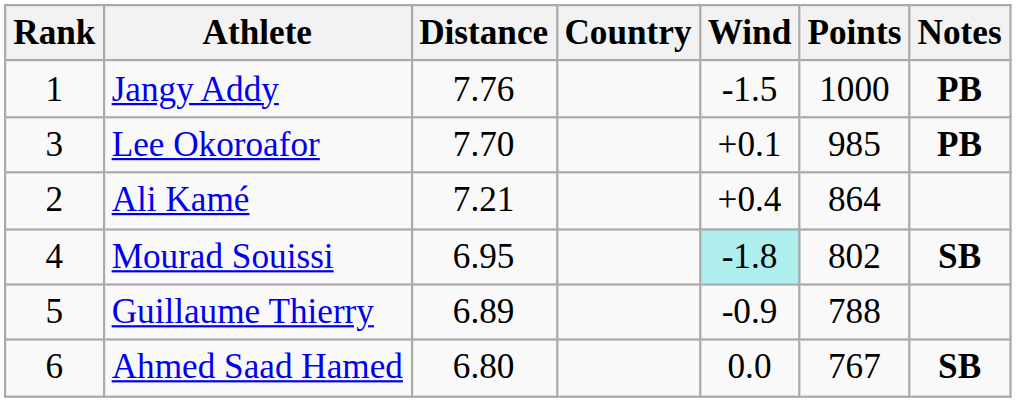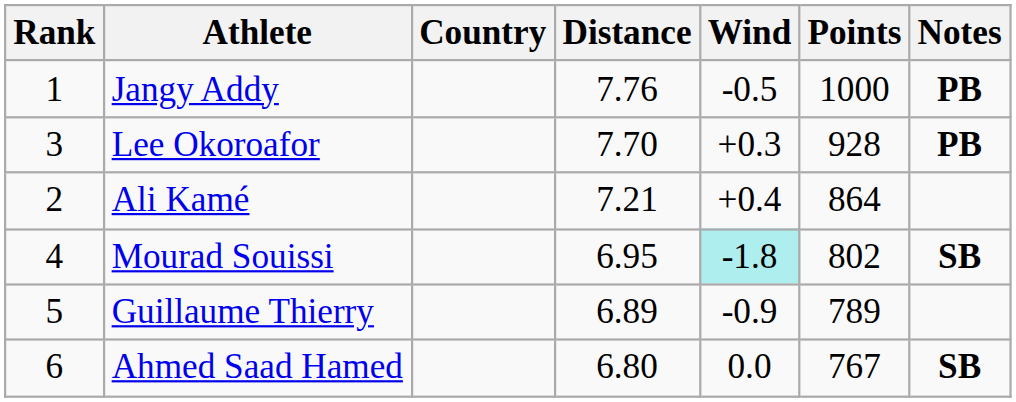columns swapped: (628, 32) <-> (484, 32)
(750, 88) -1.5 -> (750, 88) -0.5
(749, 144) +0.1 -> (749, 144) +0.3
(854, 144) 985 -> (854, 144) 928
(854, 311) 788 -> (854, 311) 789
